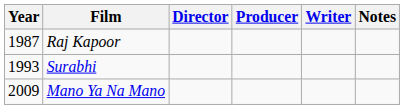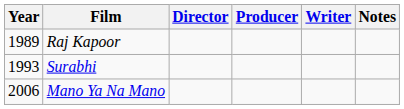(24, 41) 1987 -> (24, 41) 1989
(24, 91) 2009 -> (24, 91) 2006
